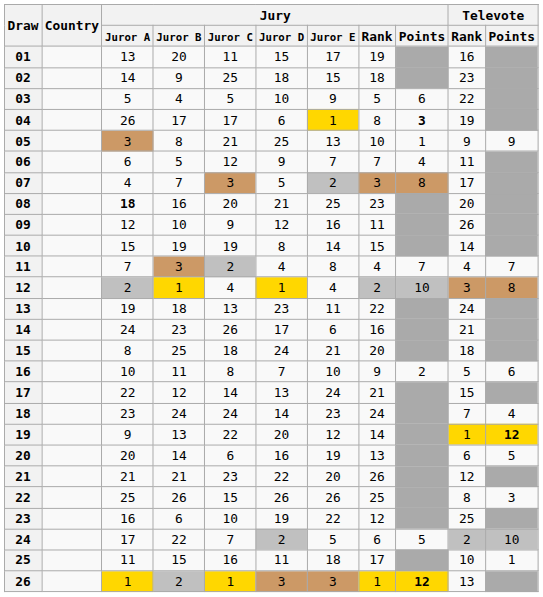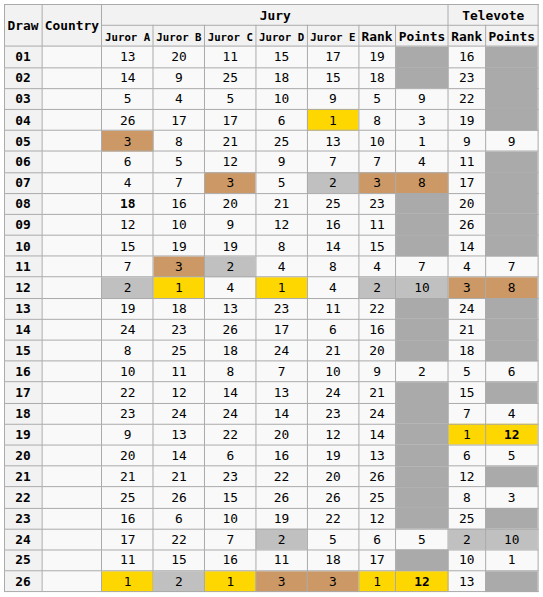(422, 99) 6 -> (422, 99) 9
(422, 120) bold -> (422, 120) normal
